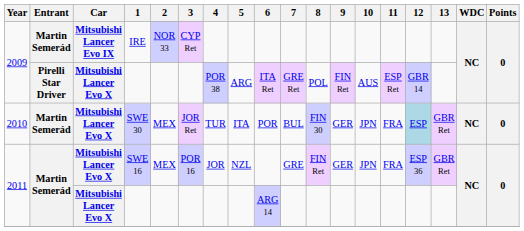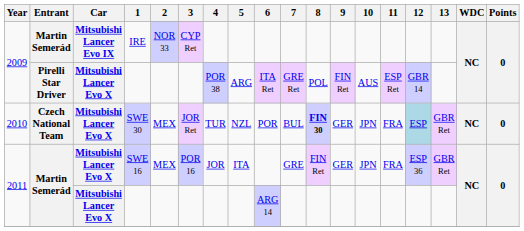(51, 124) Martin Semerád -> (51, 124) Czech National Team
(241, 124) ITA -> (241, 124) NZL
(318, 124) normal -> (318, 124) bold
(241, 165) NZL -> (241, 165) ITA
